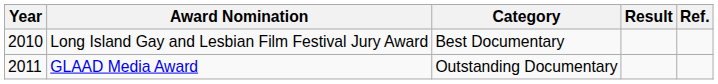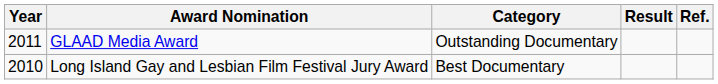rows swapped: (239, 41) <-> (124, 66)
